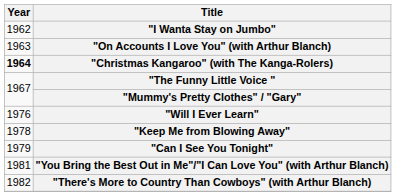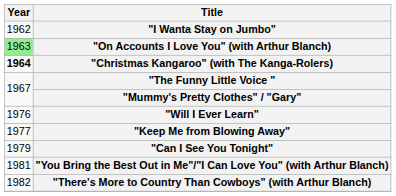(19, 47) no background -> (19, 47) lightgreen background
(19, 132) 1978 -> (19, 132) 1977
